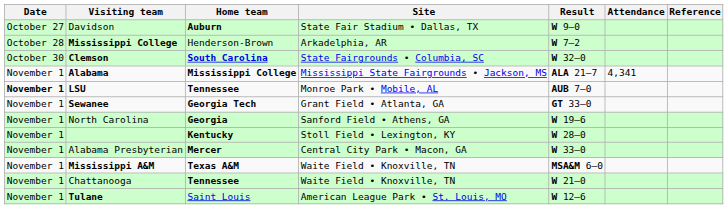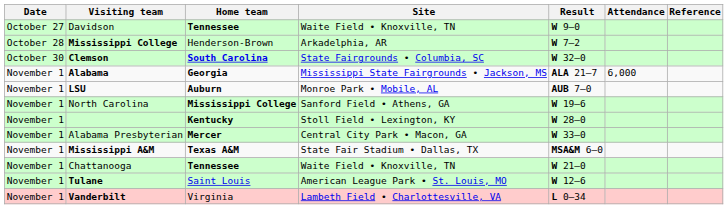(205, 28) Auburn -> (213, 28) Tennessee
(389, 28) State Fair Stadium • Dallas, TX -> (378, 28) Waite Field • Knoxville, TN
(242, 74) Mississippi College -> (208, 74) Georgia
(622, 74) 4,341 -> (622, 74) 6,000
(35, 89) bold -> (35, 89) normal
(213, 89) Tennessee -> (205, 89) Auburn
- row: (89, 105)
(208, 120) Georgia -> (242, 105) Mississippi College
(378, 166) Waite Field • Knoxville, TN -> (389, 151) State Fair Stadium • Dallas, TX
+ row: (97, 197)
